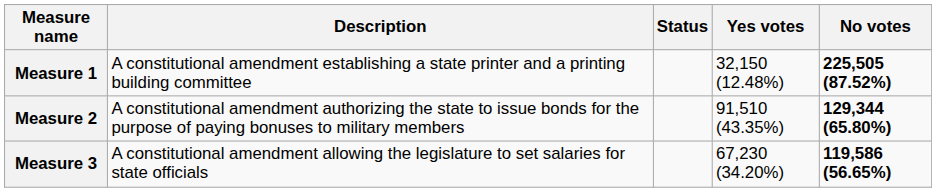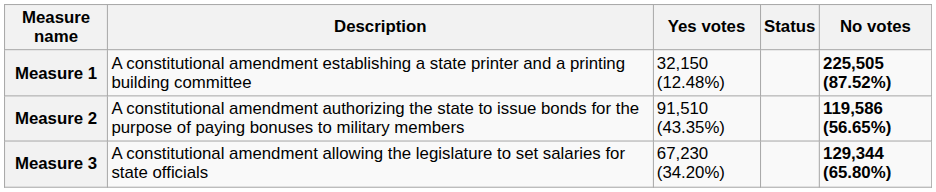columns swapped: (682, 27) <-> (766, 27)
(857, 118) 129,344 (65.80%) -> (857, 118) 119,586 (56.65%)
(857, 163) 119,586 (56.65%) -> (857, 163) 129,344 (65.80%)
